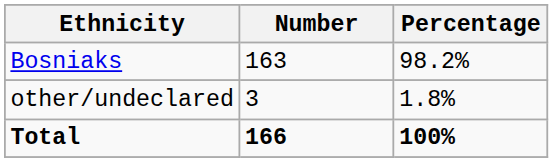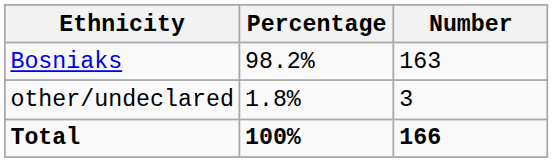columns swapped: (317, 24) <-> (471, 24)
